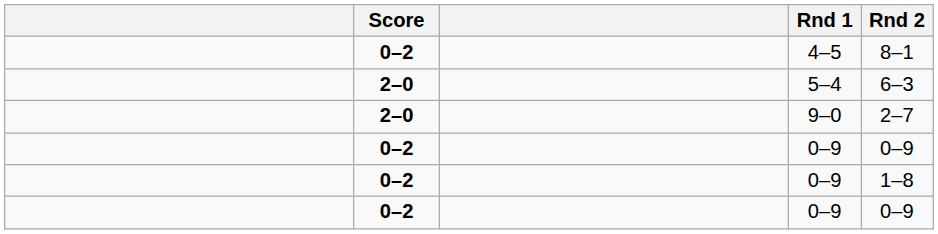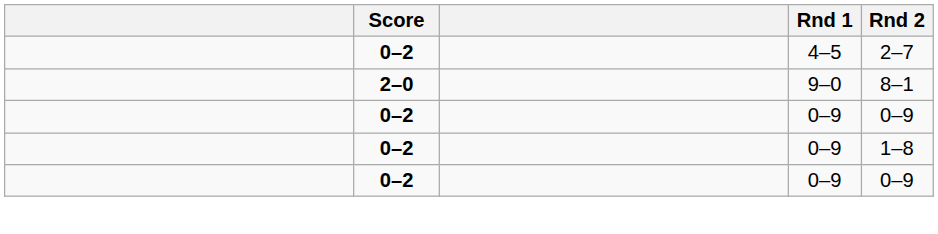(897, 52) 8–1 -> (897, 52) 2–7
- row: (397, 84)
(897, 116) 2–7 -> (897, 84) 8–1
